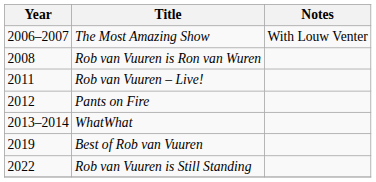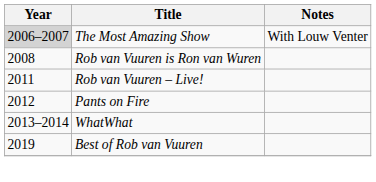(38, 36) no background -> (38, 36) lightgrey background
- row: (163, 166)
